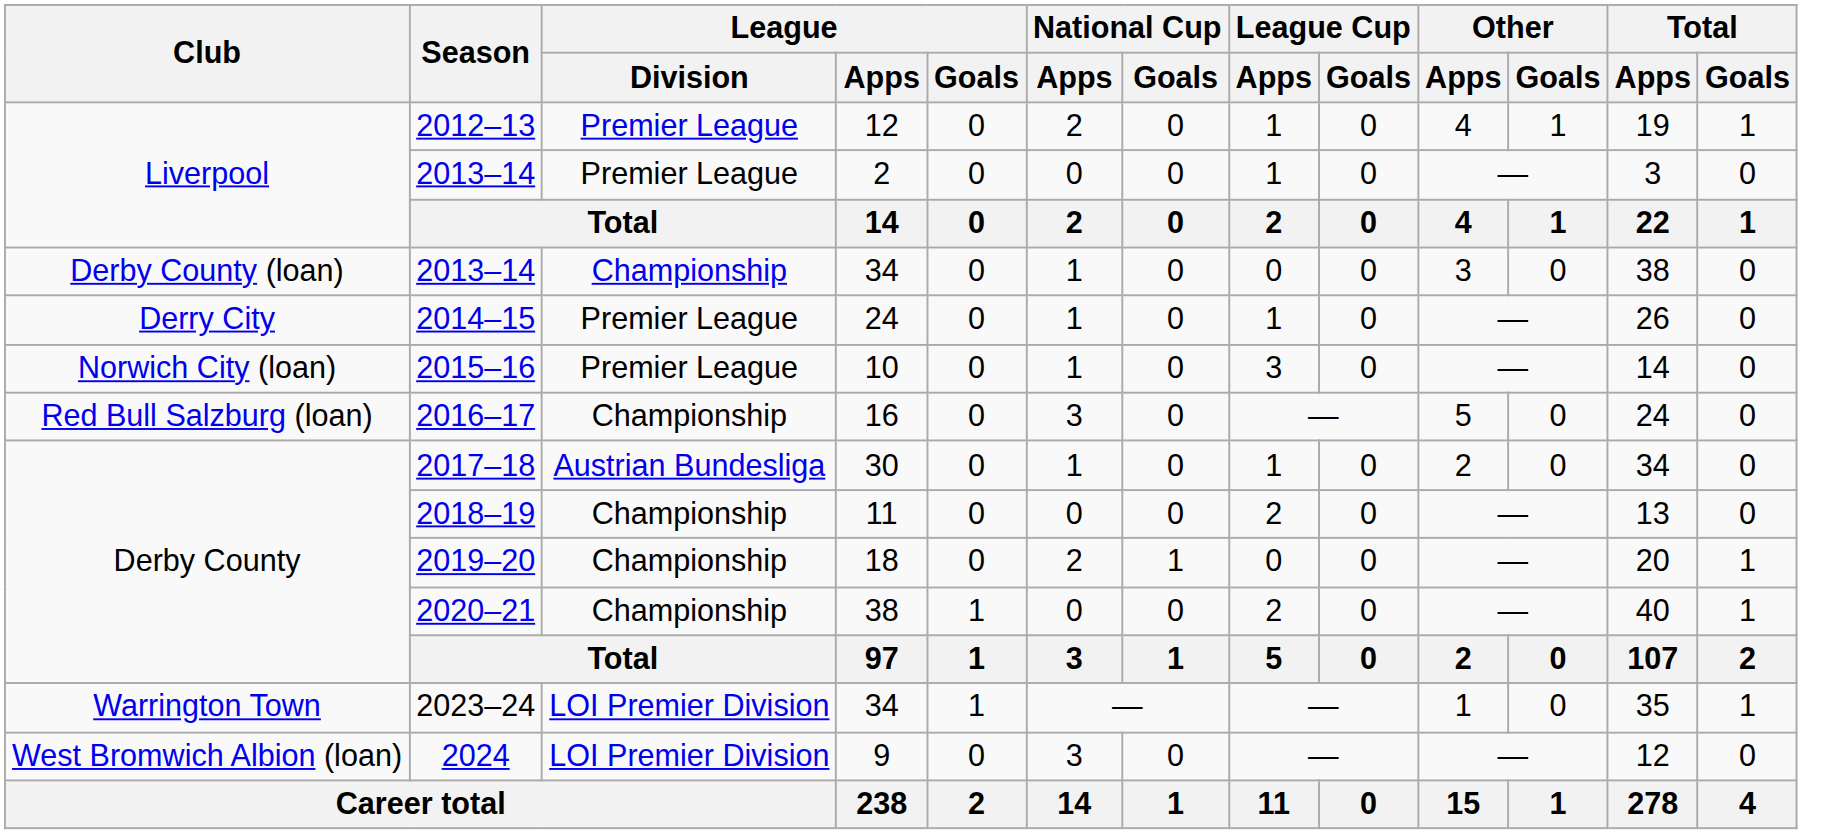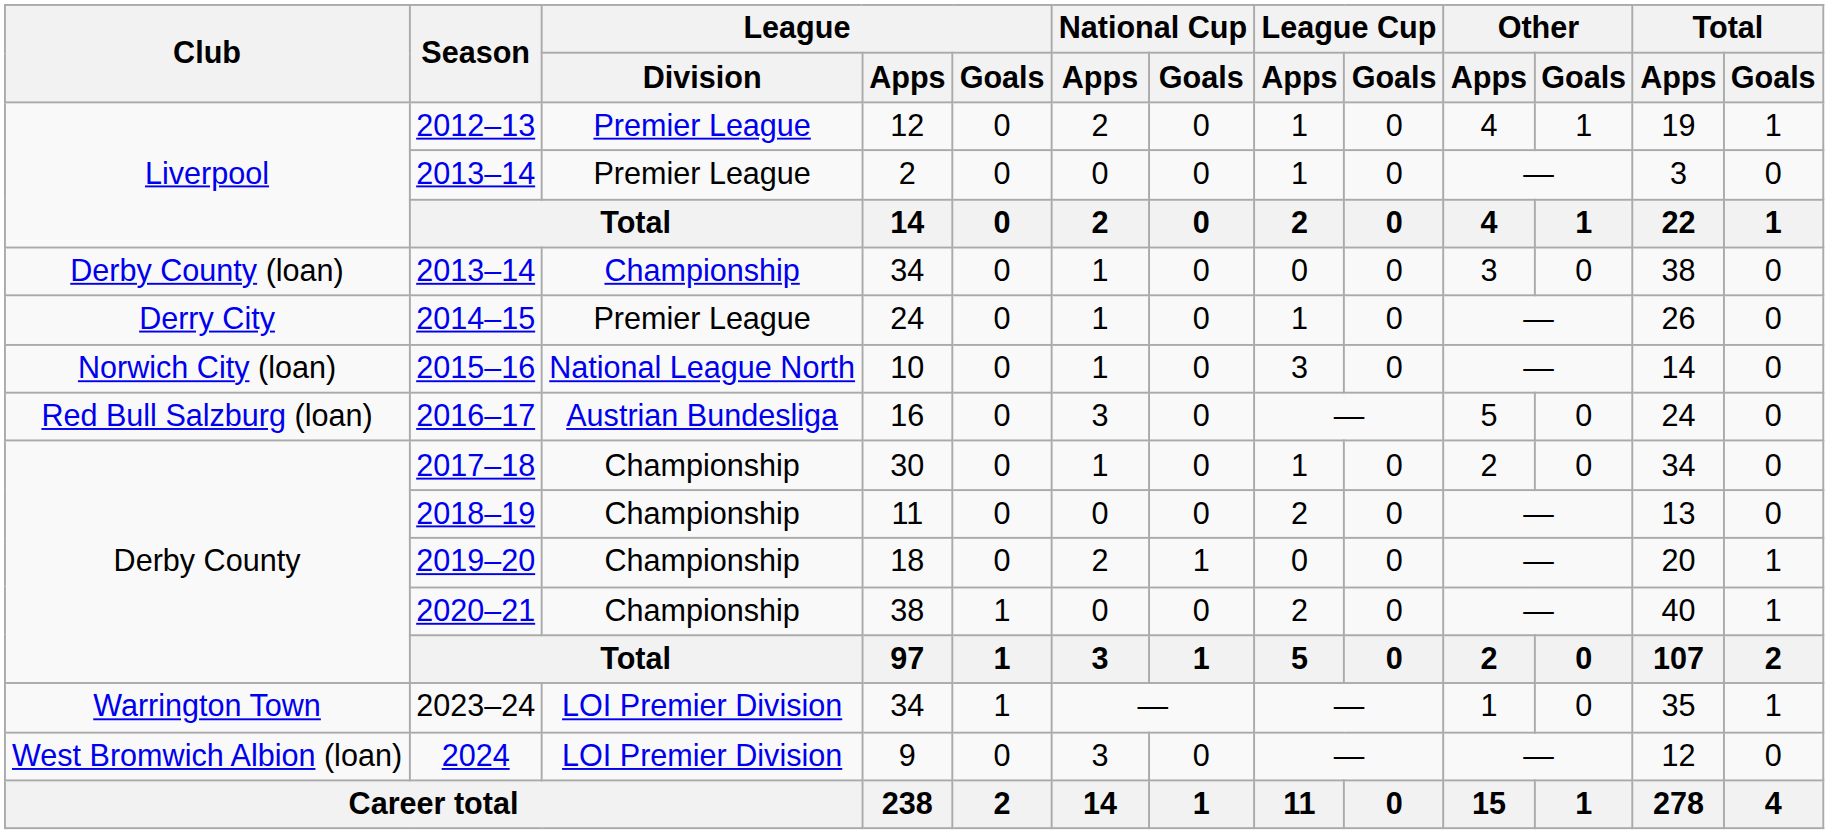(689, 367) Premier League -> (702, 367) National League North
(689, 416) Championship -> (702, 416) Austrian Bundesliga
(689, 464) Austrian Bundesliga -> (702, 464) Championship
